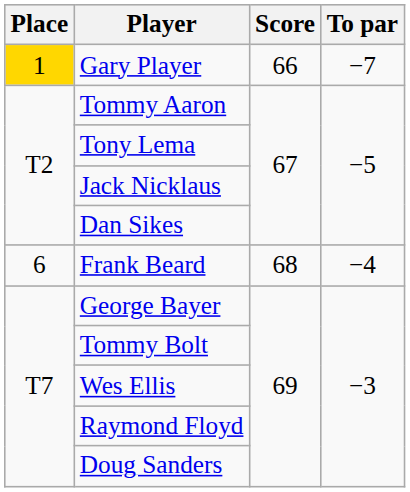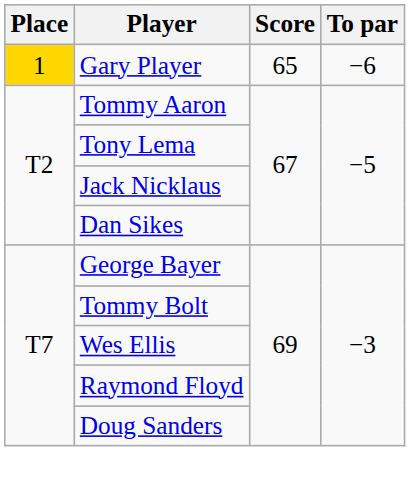(285, 64) 66 -> (285, 64) 65
(362, 64) −7 -> (362, 64) −6
- row: (143, 265)
